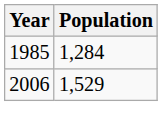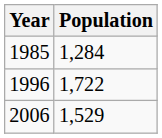+ row: (29, 84)
